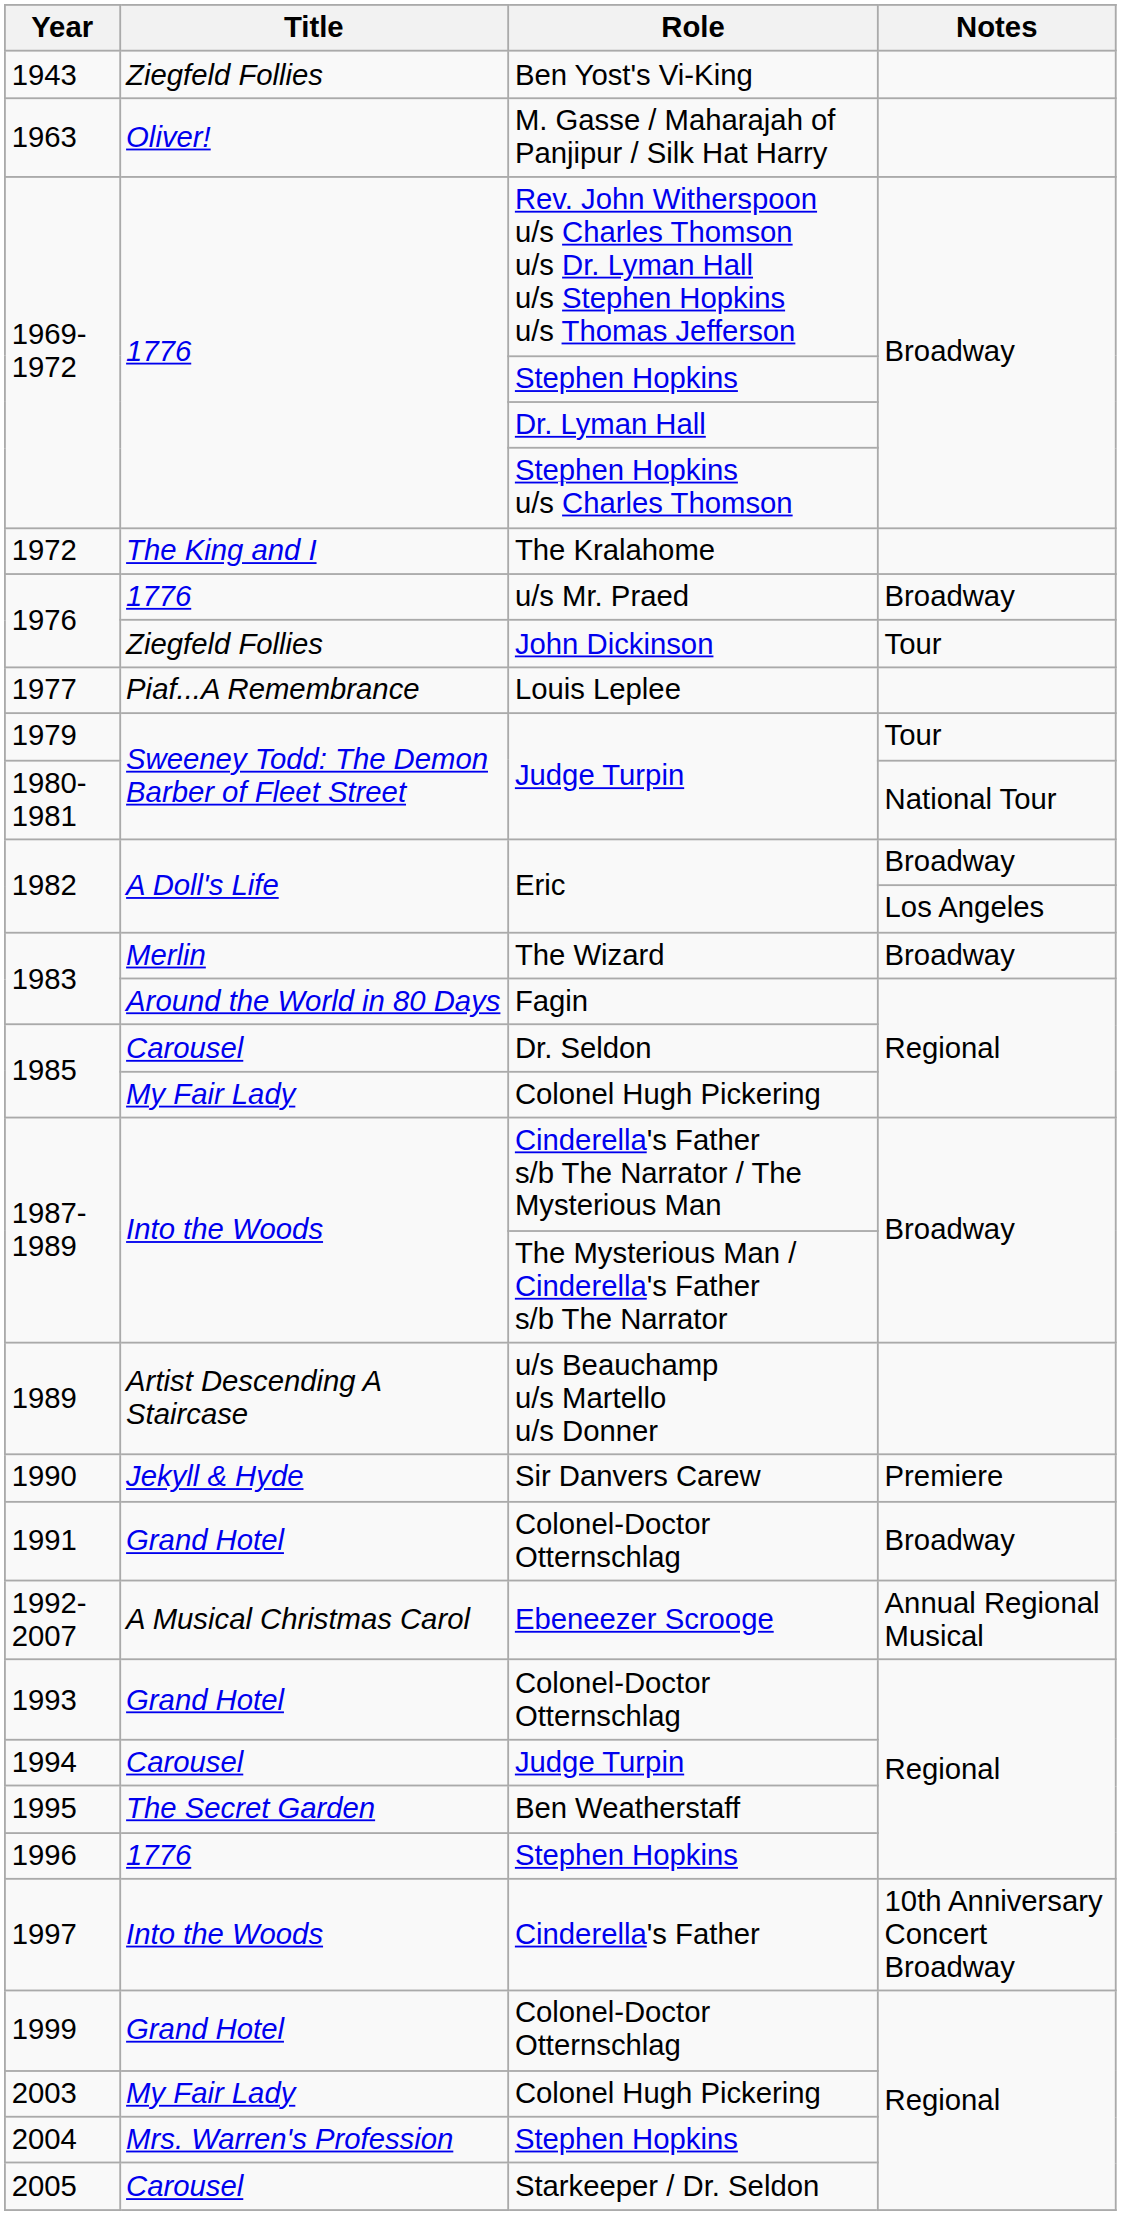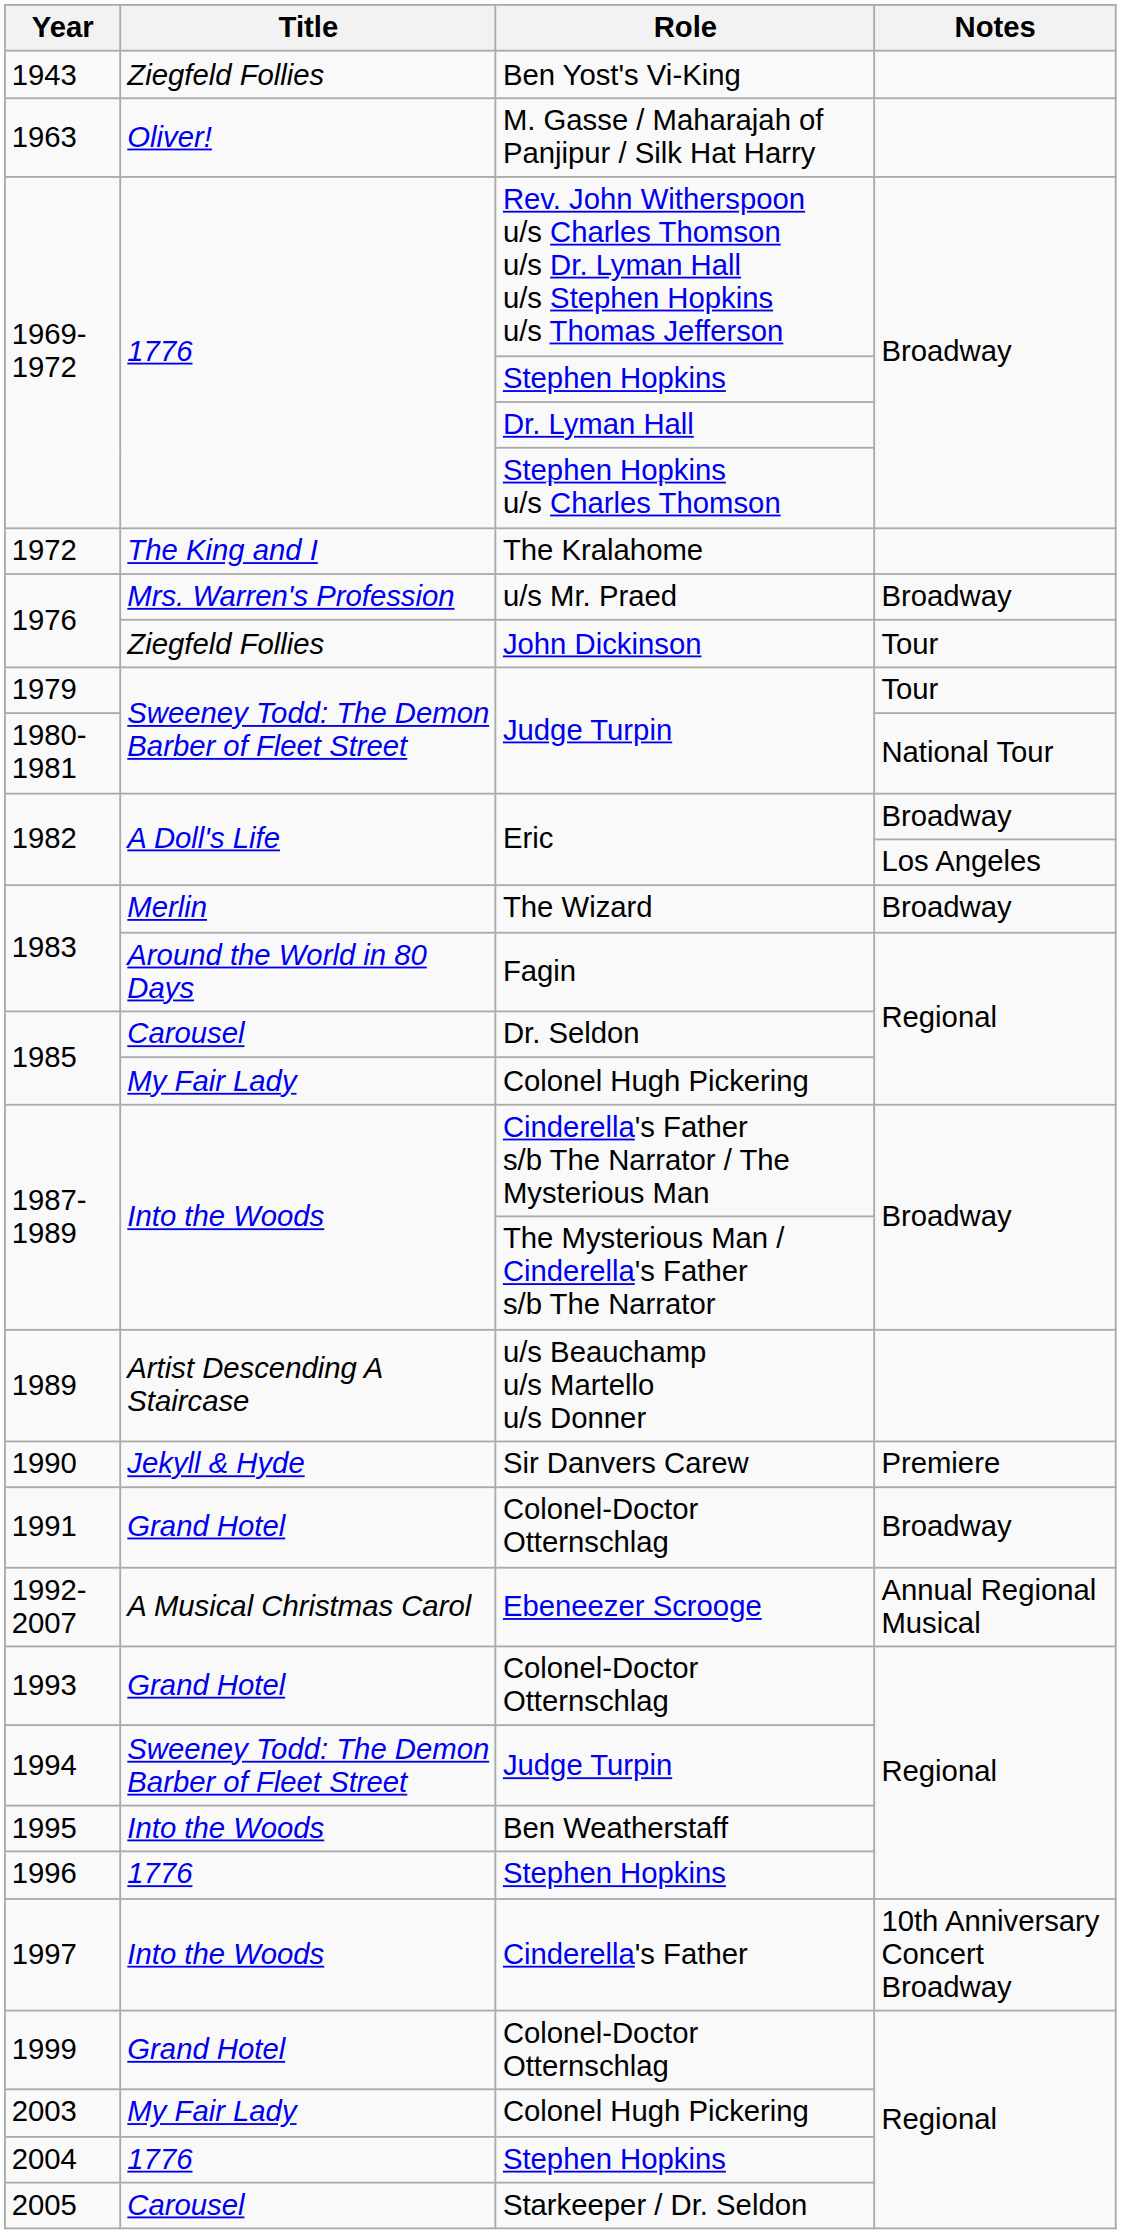(159, 596) 1776 -> (291, 596) Mrs. Warren's Profession
- row: (44, 689)
(185, 1762) Carousel -> (308, 1765) Sweeney Todd: The Demon Barber of Fleet Street
(251, 1808) The Secret Garden -> (226, 1827) Into the Woods
(290, 2139) Mrs. Warren's Profession -> (160, 2158) 1776
